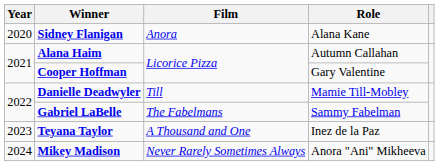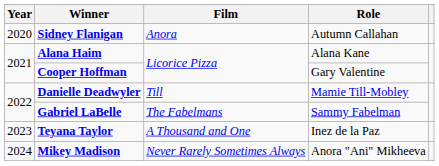(340, 33) Alana Kane -> (355, 33) Autumn Callahan
(355, 53) Autumn Callahan -> (340, 53) Alana Kane
